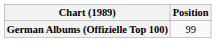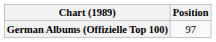(191, 29) 99 -> (191, 29) 97
